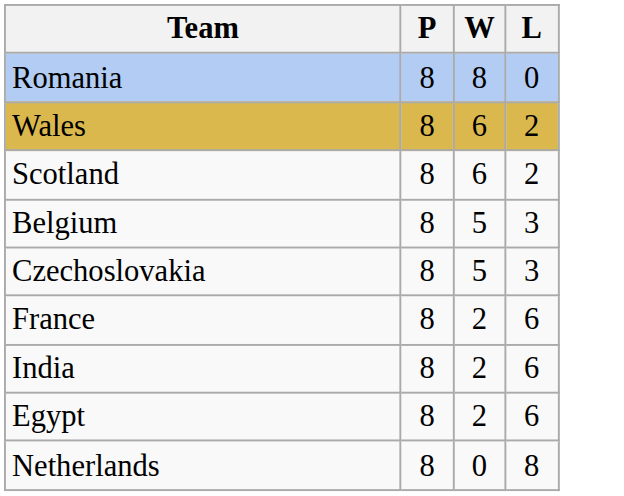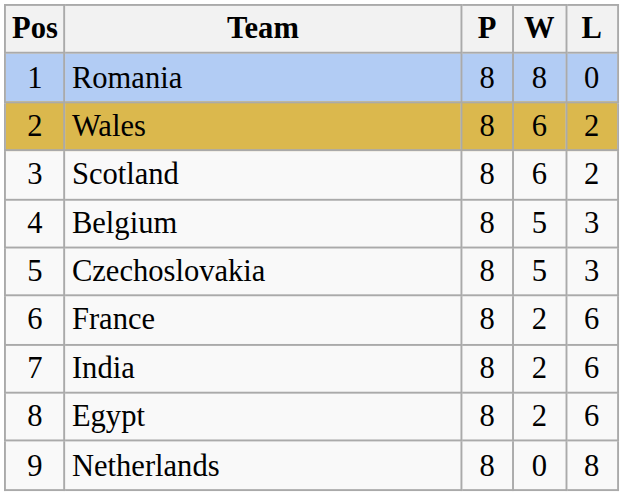+ column: (35, 28)
